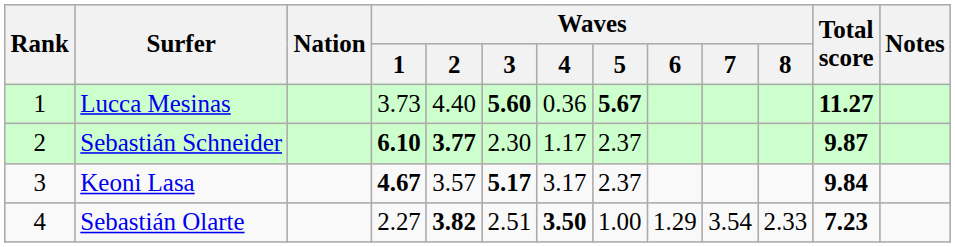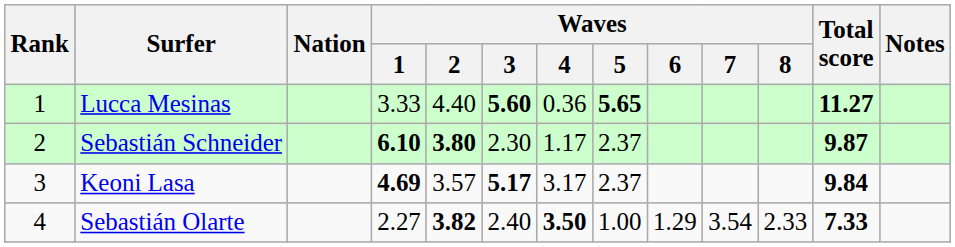(399, 103) 3.73 -> (399, 103) 3.33
(620, 103) 5.67 -> (620, 103) 5.65
(454, 143) 3.77 -> (454, 143) 3.80
(399, 182) 4.67 -> (399, 182) 4.69
(509, 222) 2.51 -> (509, 222) 2.40
(846, 222) 7.23 -> (846, 222) 7.33
